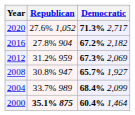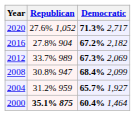(52, 57) 31.2% 959 -> (52, 57) 33.7% 989
(104, 72) 65.7% 1,927 -> (104, 72) 68.4% 2,099
(52, 87) 33.7% 989 -> (52, 87) 31.2% 959
(104, 87) 68.4% 2,099 -> (104, 87) 65.7% 1,927
